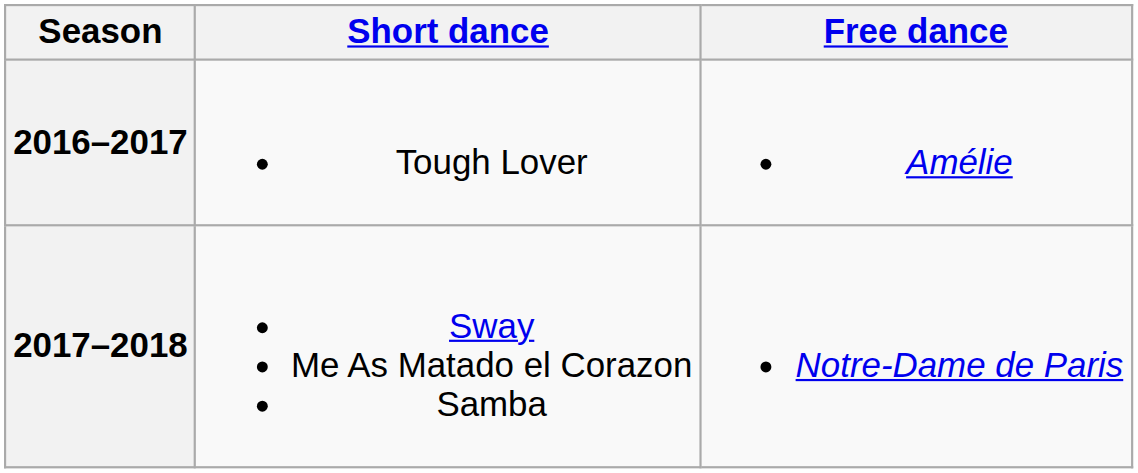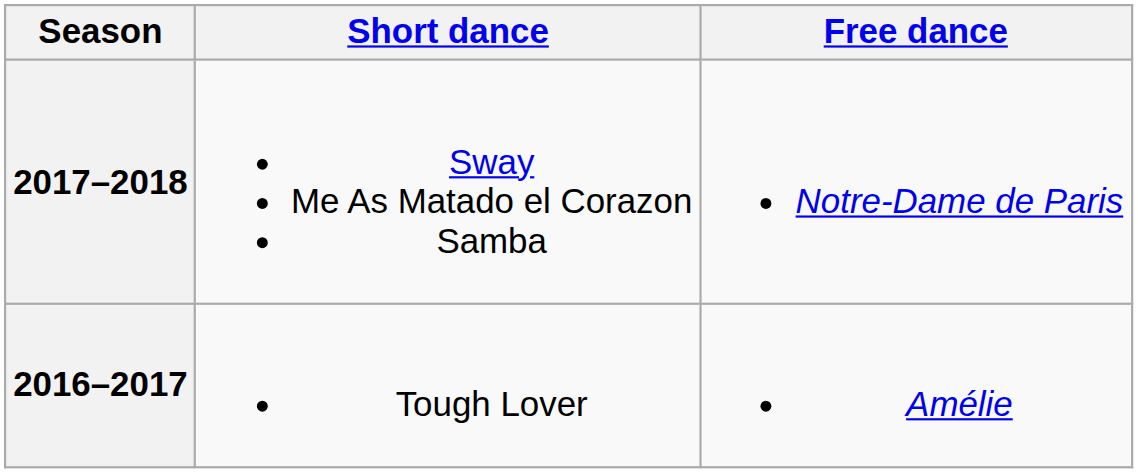rows swapped: (100, 345) <-> (100, 141)
